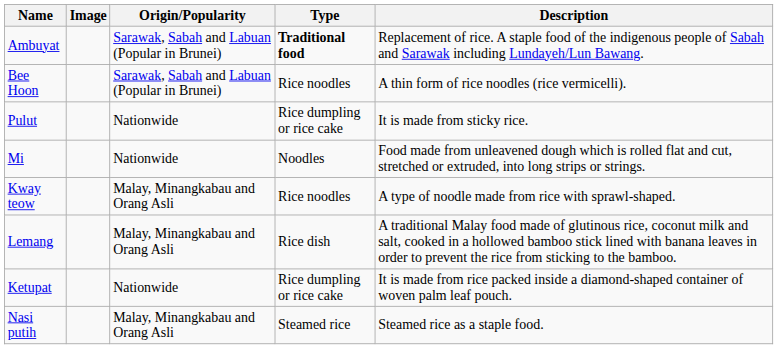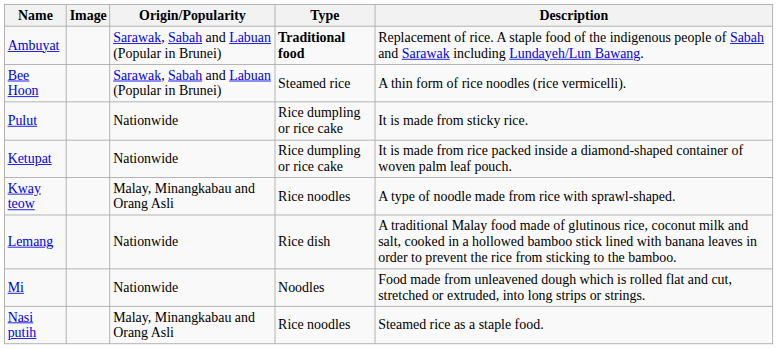(314, 83) Rice noodles -> (314, 83) Steamed rice
rows swapped: (30, 287) <-> (16, 158)
(184, 241) Malay, Minangkabau and Orang Asli -> (146, 241) Nationwide
(314, 325) Steamed rice -> (314, 325) Rice noodles
